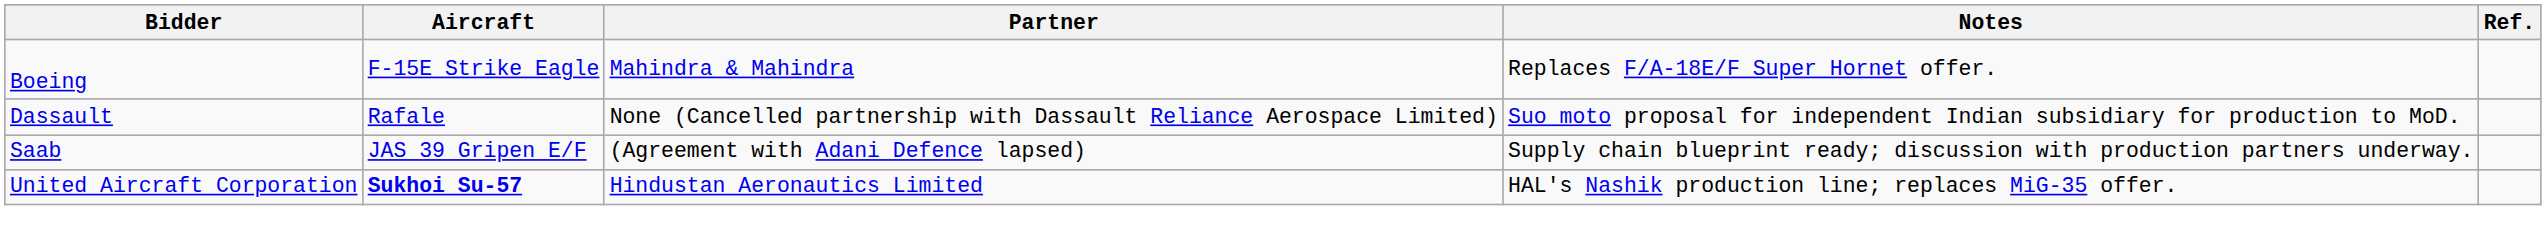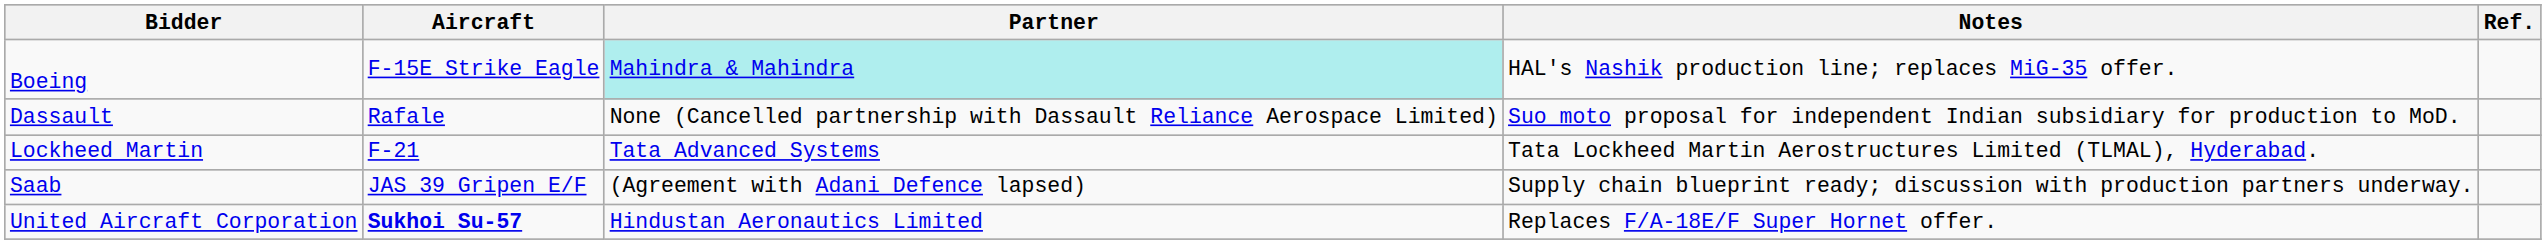(732, 70) no background -> (732, 70) paleturquoise background
(1753, 70) Replaces F/A-18E/F Super Hornet offer. -> (1843, 70) HAL's Nashik production line; replaces MiG-35 offer.
+ row: (106, 152)
(1843, 187) HAL's Nashik production line; replaces MiG-35 offer. -> (1753, 222) Replaces F/A-18E/F Super Hornet offer.
